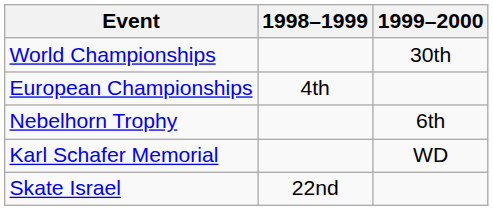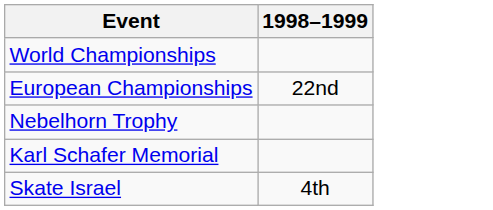- column: (431, 21)
(315, 88) 4th -> (315, 88) 22nd
(315, 188) 22nd -> (315, 188) 4th
